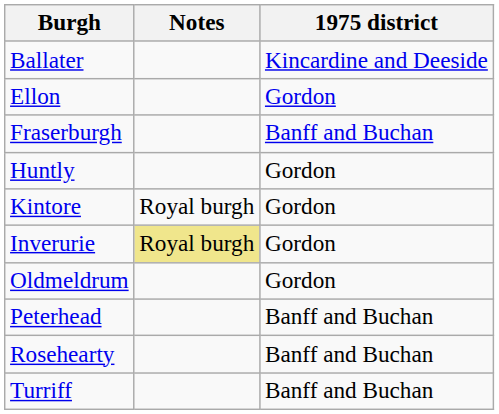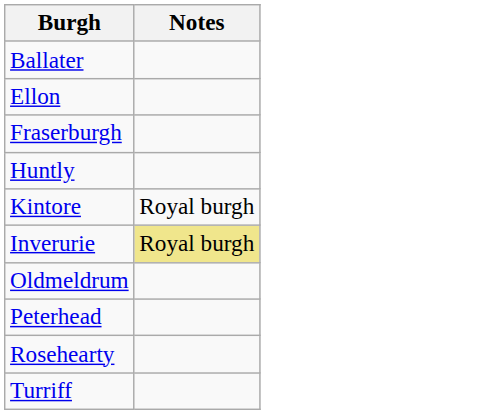- column: (376, 22)
